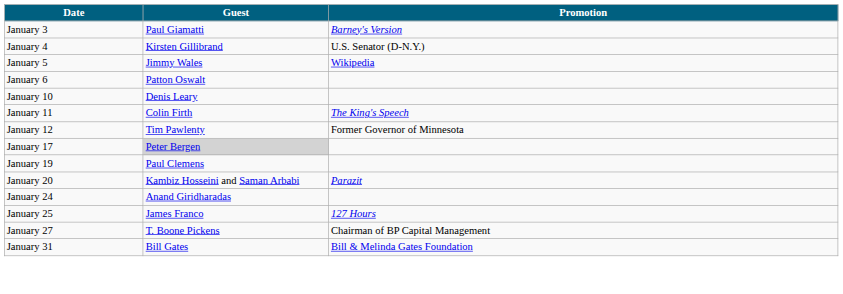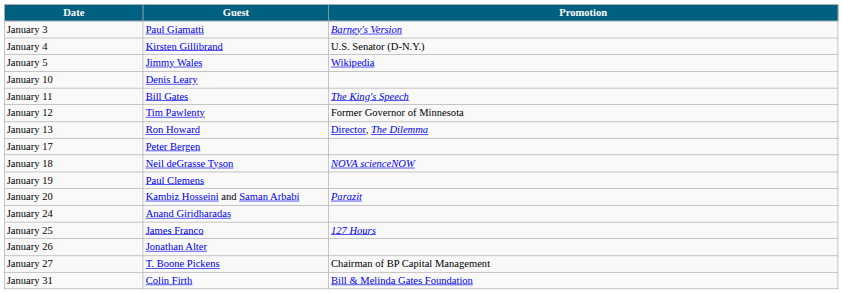- row: (27, 79)
(169, 113) Colin Firth -> (167, 96) Bill Gates
+ row: (30, 130)
(173, 146) lightgrey background -> (173, 146) no background
+ row: (30, 163)
+ row: (30, 247)
(167, 247) Bill Gates -> (169, 280) Colin Firth
